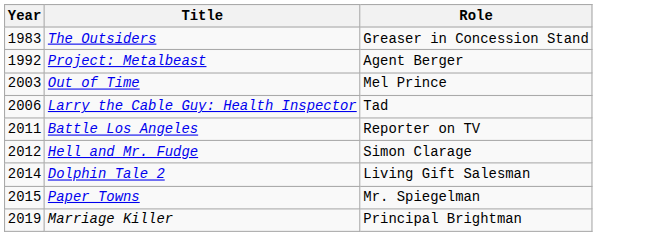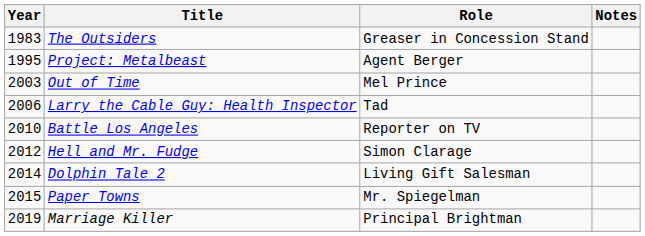+ column: (616, 16)
(25, 61) 1992 -> (25, 61) 1995
(25, 129) 2011 -> (25, 129) 2010
